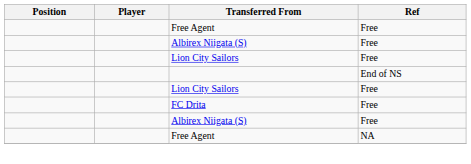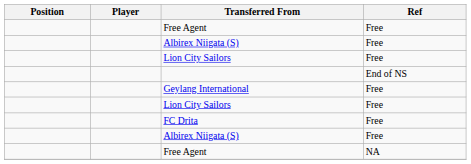+ row: (206, 89)
